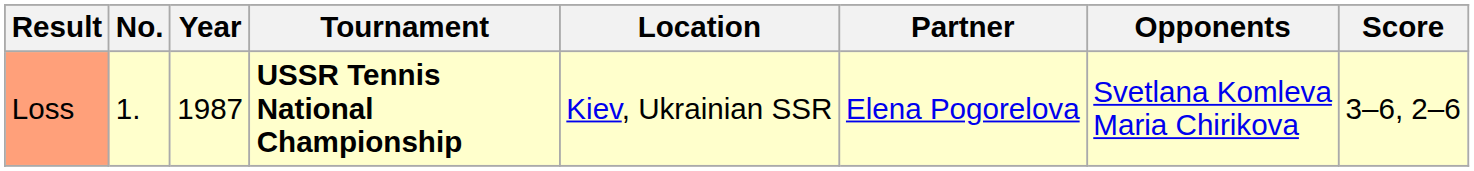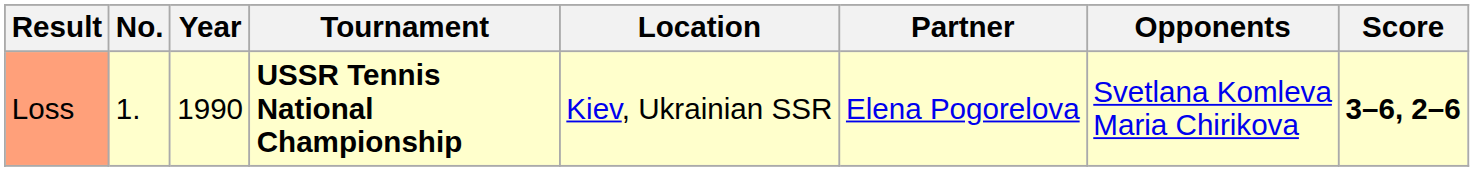(210, 108) 1987 -> (210, 108) 1990
(1403, 108) normal -> (1403, 108) bold
